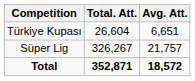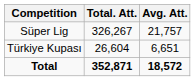rows swapped: (44, 48) <-> (44, 31)
